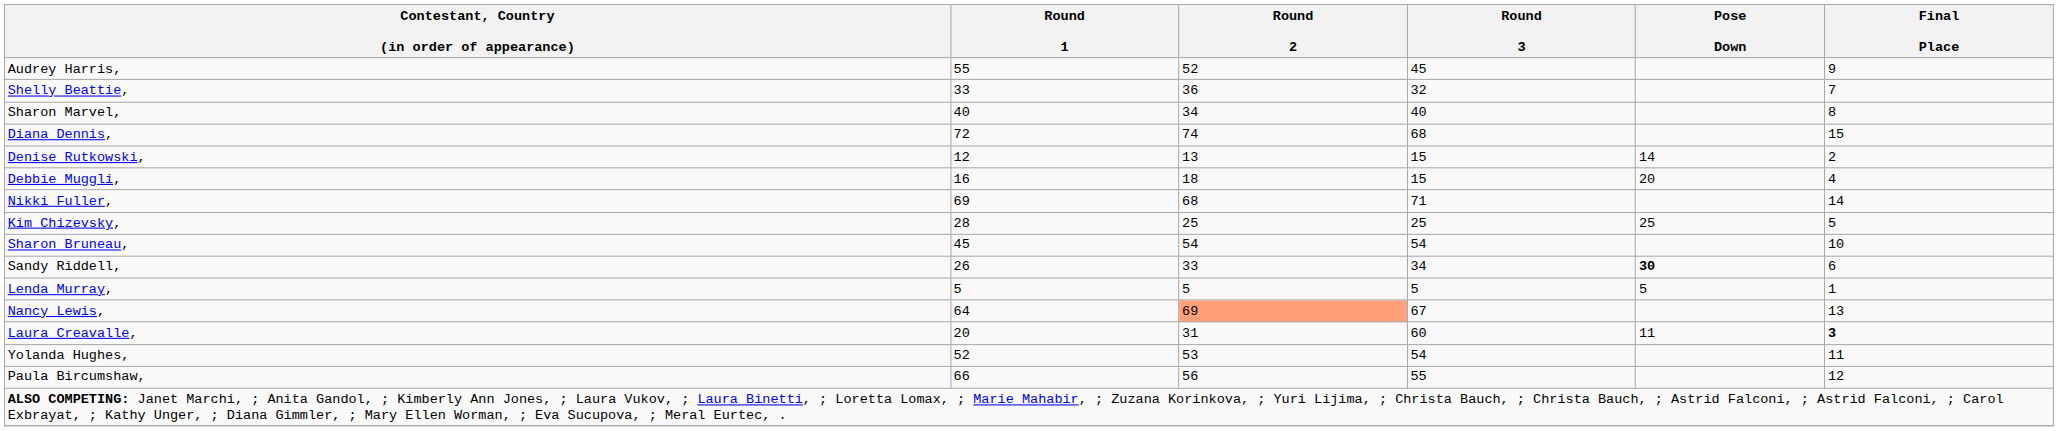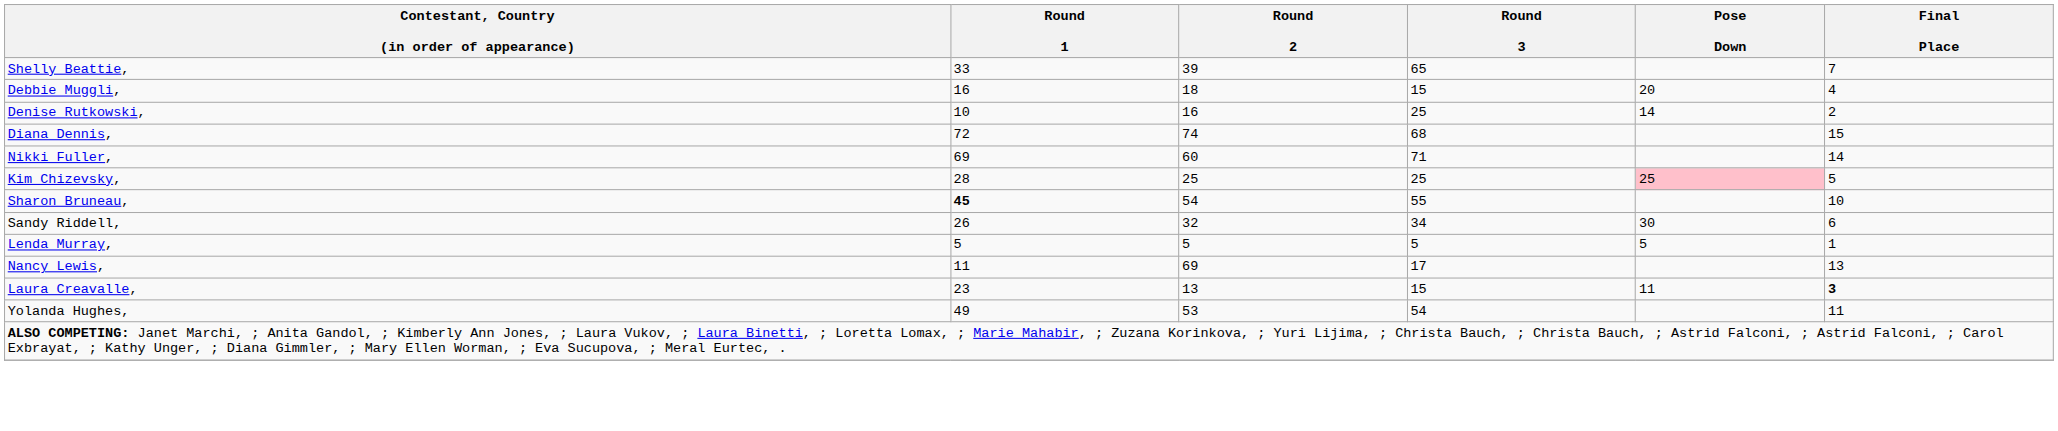- row: (65, 69)
(1190, 91) 36 -> (1190, 69) 39
(1419, 91) 32 -> (1419, 69) 65
- row: (65, 113)
rows swapped: (65, 179) <-> (60, 135)
(962, 157) 12 -> (962, 113) 10
(1190, 157) 13 -> (1190, 113) 16
(1419, 157) 15 -> (1419, 113) 25
(1190, 201) 68 -> (1190, 157) 60
(1647, 223) no background -> (1647, 179) pink background
(962, 245) normal -> (962, 201) bold
(1419, 245) 54 -> (1419, 201) 55
(1190, 267) 33 -> (1190, 223) 32
(1647, 267) bold -> (1647, 223) normal
(962, 311) 64 -> (962, 267) 11
(1190, 311) lightsalmon background -> (1190, 267) no background
(1419, 311) 67 -> (1419, 267) 17
(962, 333) 20 -> (962, 289) 23
(1190, 333) 31 -> (1190, 289) 13
(1419, 333) 60 -> (1419, 289) 15
(962, 355) 52 -> (962, 311) 49
- row: (77, 377)
